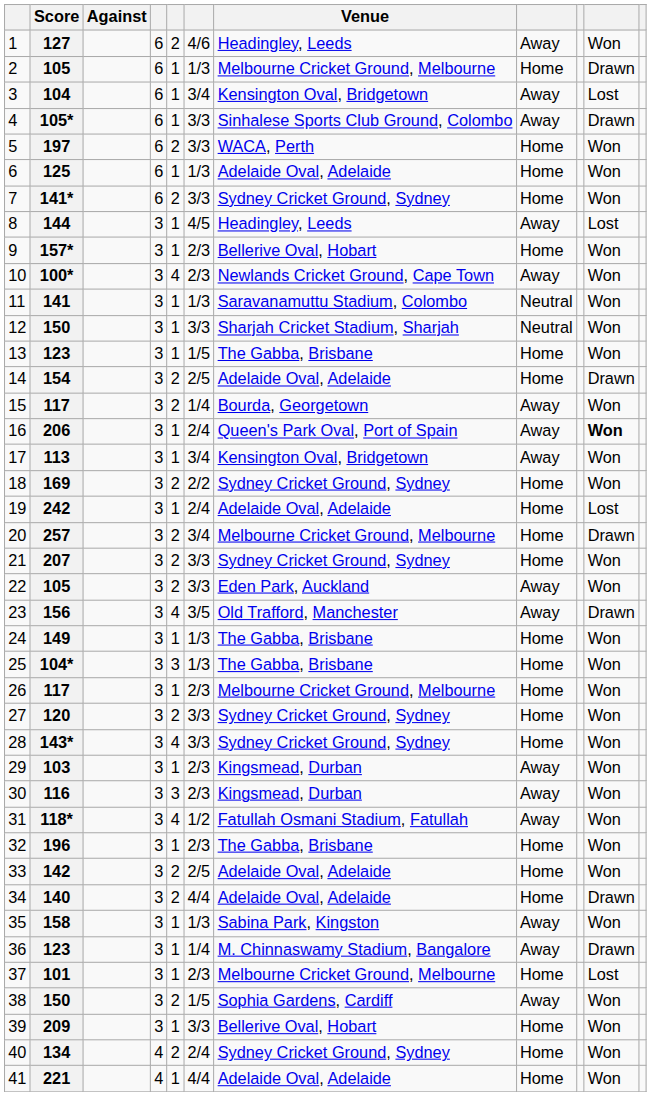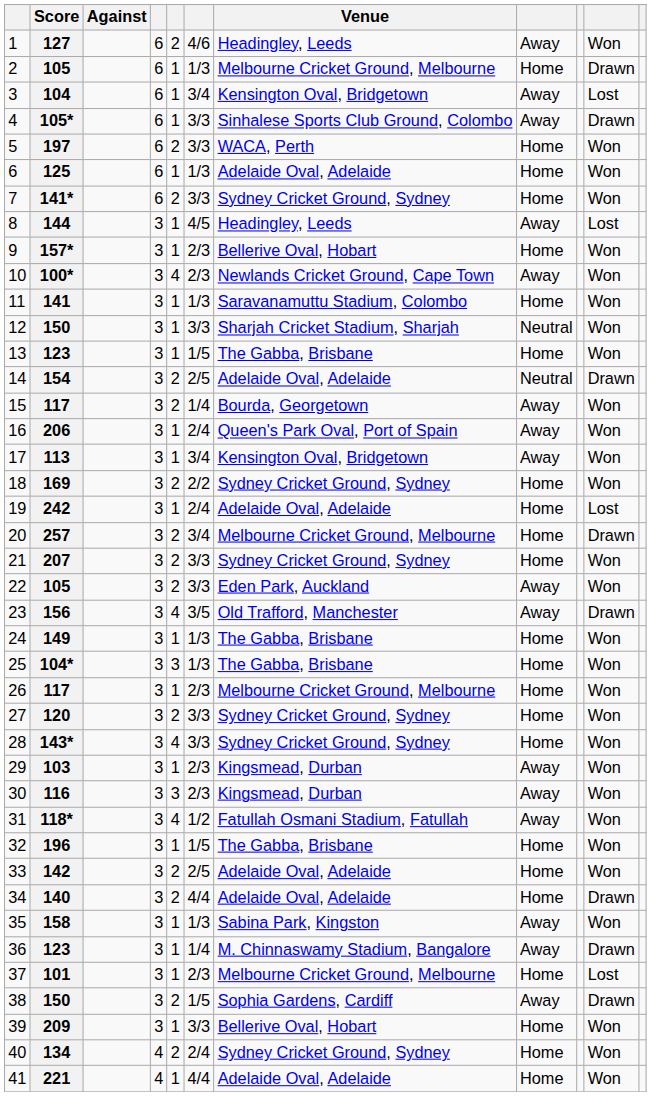(546, 302) Neutral -> (542, 302) Home
(542, 379) Home -> (546, 379) Neutral
(605, 431) bold -> (604, 431) normal
(199, 845) 2/3 -> (199, 845) 1/5
(604, 1000) Won -> (611, 1000) Drawn
